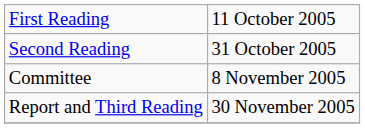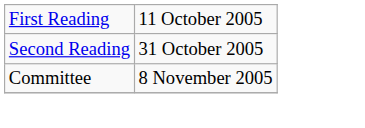- row: (106, 107)
